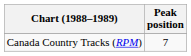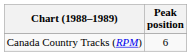(165, 42) 7 -> (165, 42) 6
